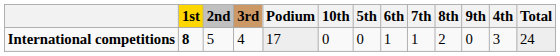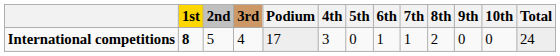columns swapped: (503, 16) <-> (336, 16)
